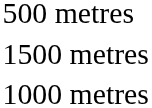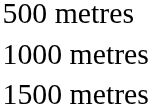rows swapped: (76, 94) <-> (76, 53)
